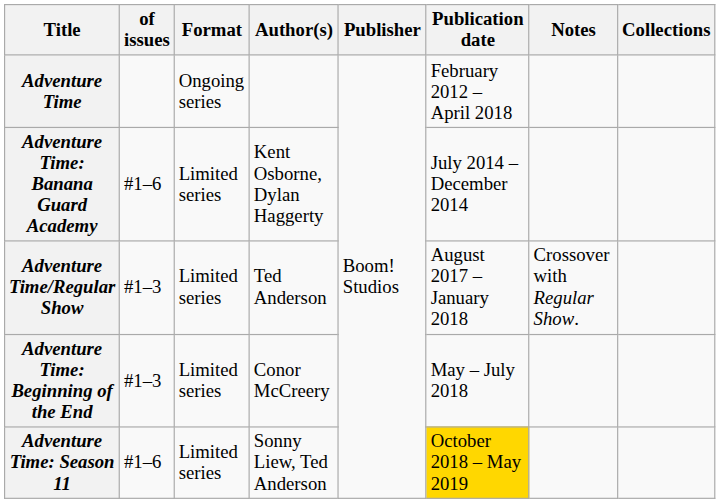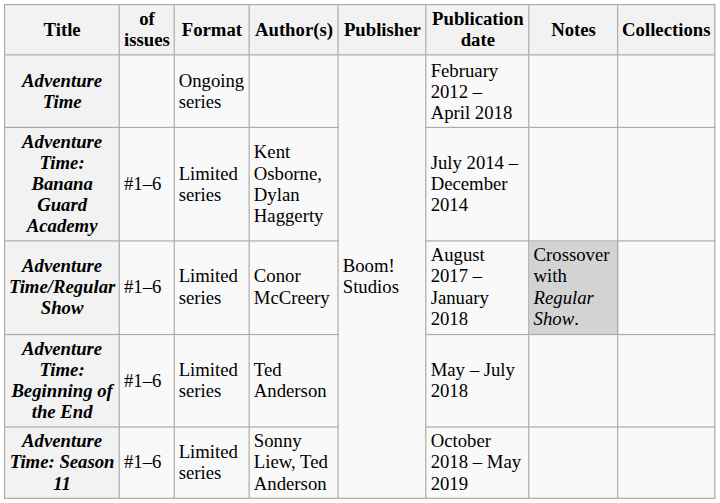(143, 287) #1–3 -> (143, 287) #1–6
(290, 287) Ted Anderson -> (292, 287) Conor McCreery
(572, 287) no background -> (572, 287) lightgrey background
(143, 380) #1–3 -> (143, 380) #1–6
(292, 380) Conor McCreery -> (290, 380) Ted Anderson
(476, 462) gold background -> (476, 462) no background
